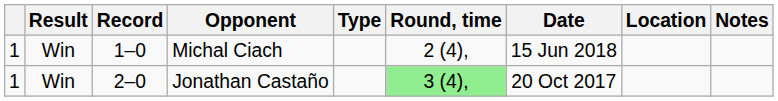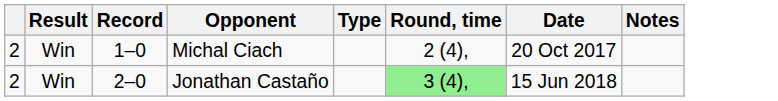- column: (666, 20)
(14, 51) 1 -> (14, 51) 2
(564, 51) 15 Jun 2018 -> (564, 51) 20 Oct 2017
(14, 81) 1 -> (14, 81) 2
(564, 81) 20 Oct 2017 -> (564, 81) 15 Jun 2018
